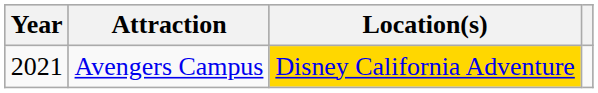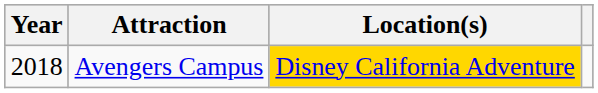(37, 66) 2021 -> (37, 66) 2018
